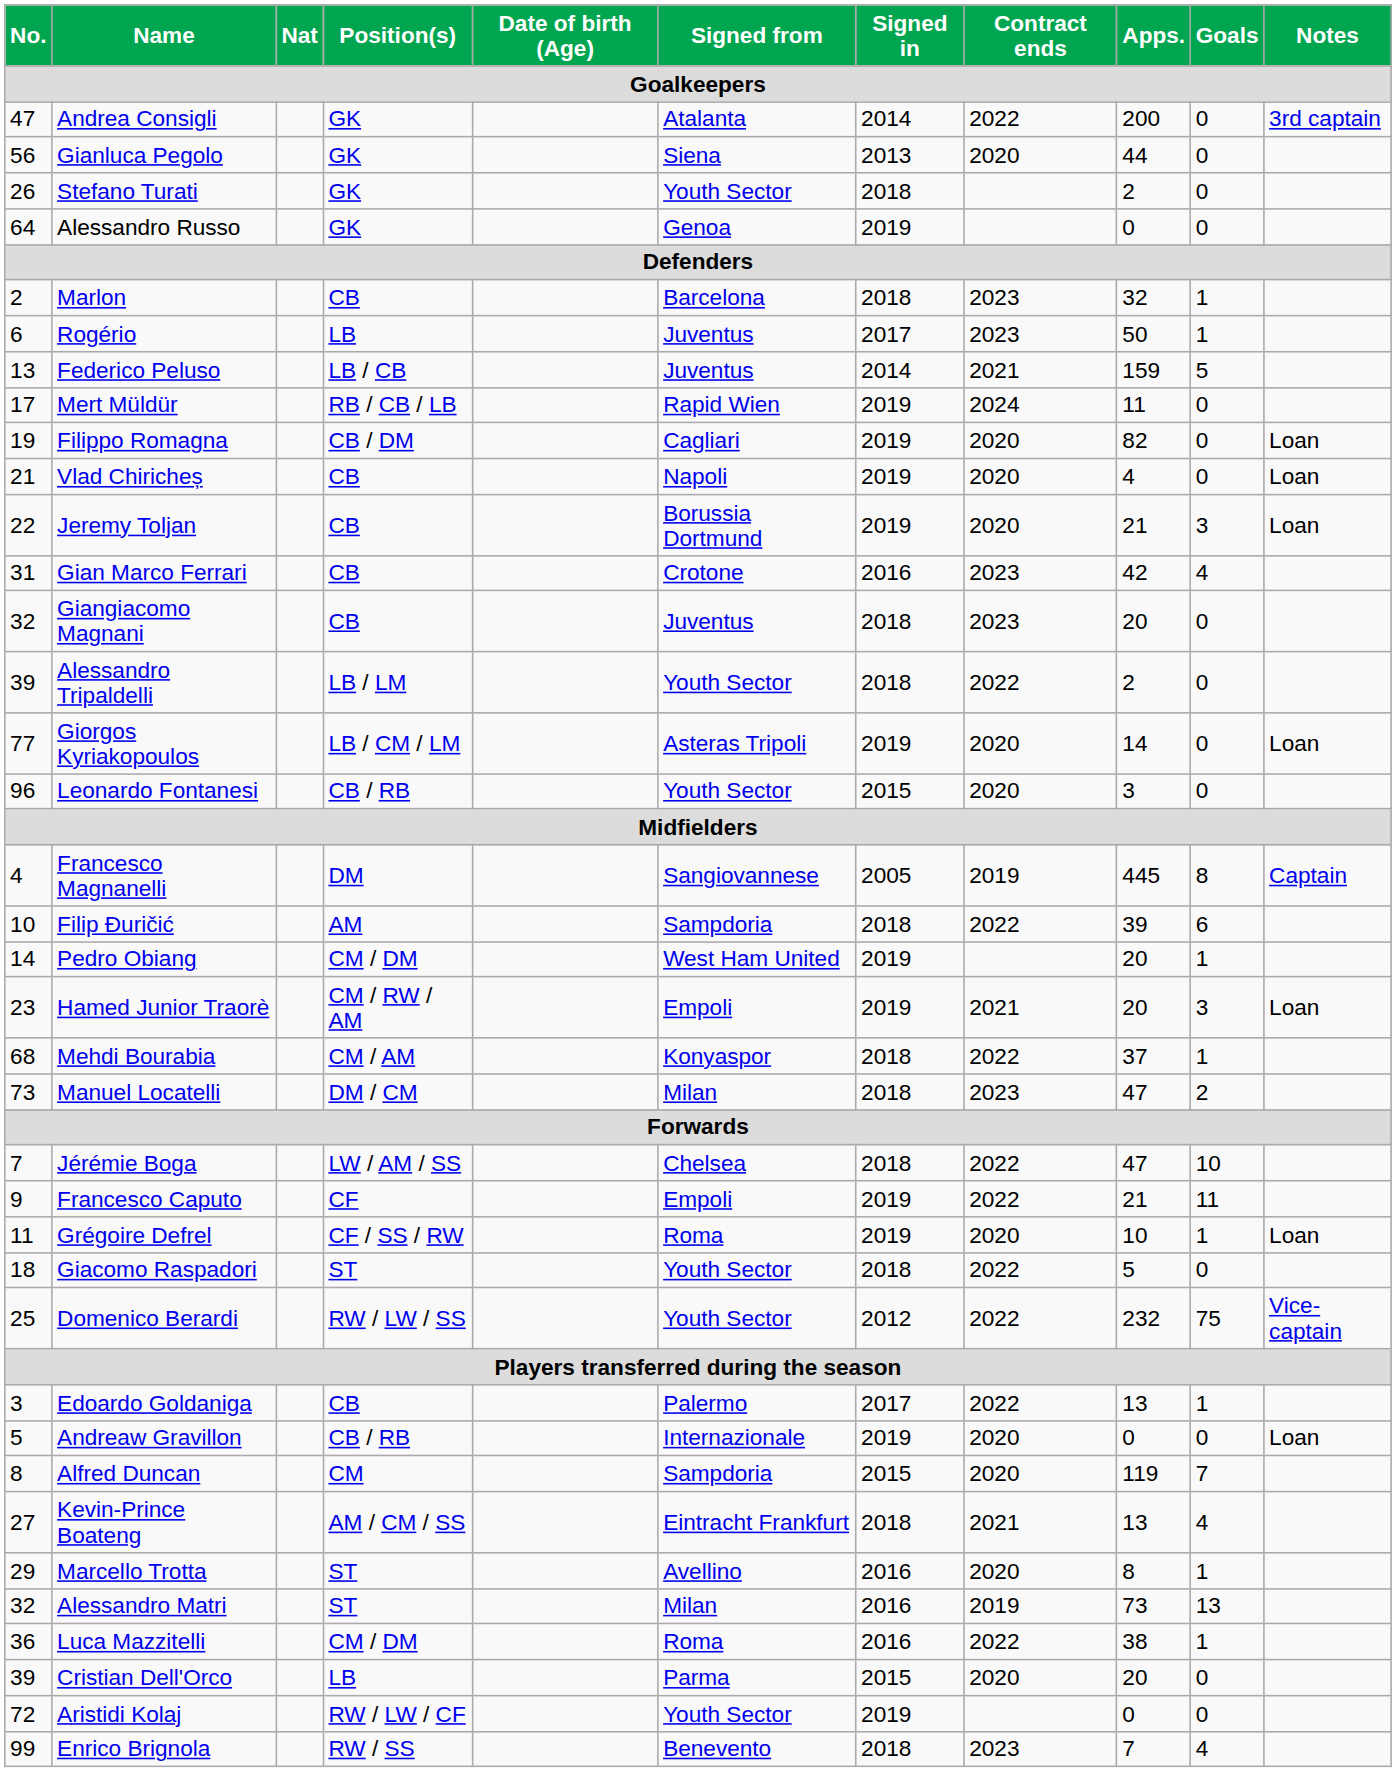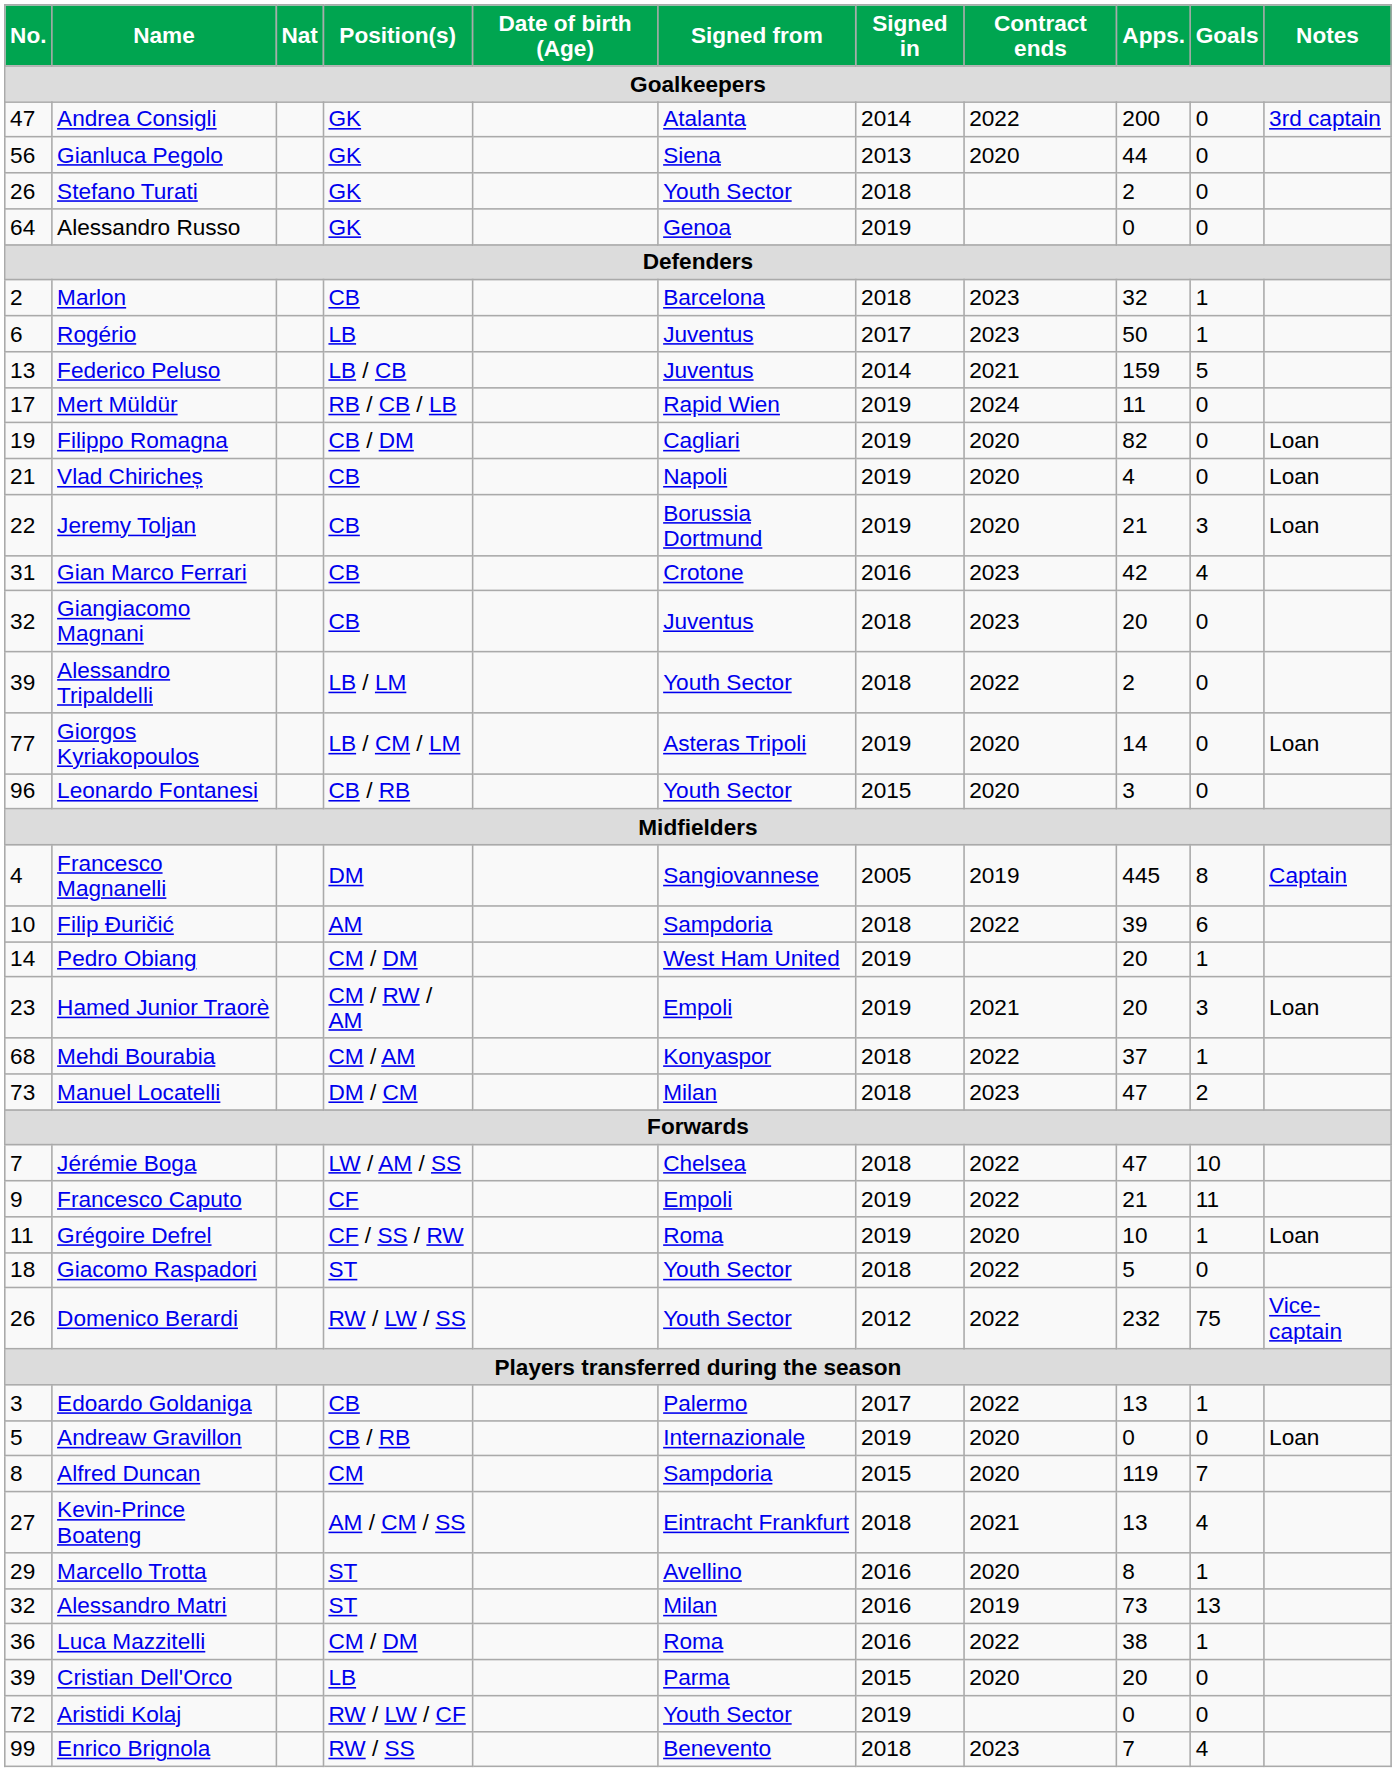(23, 1319) 25 -> (23, 1319) 26
